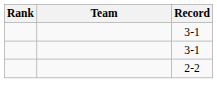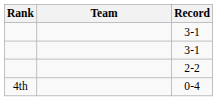+ row: (20, 86)
